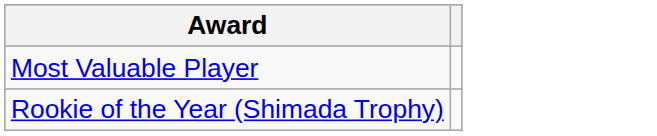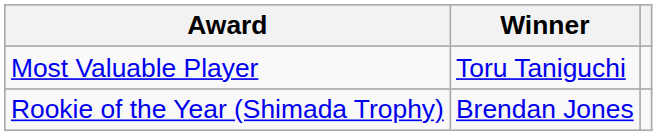+ column: (545, 25)
